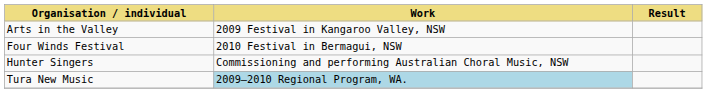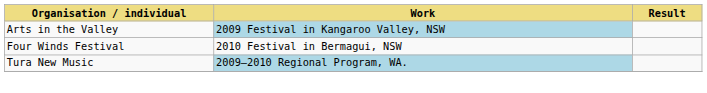(330, 30) no background -> (330, 30) lightblue background
- row: (50, 63)
